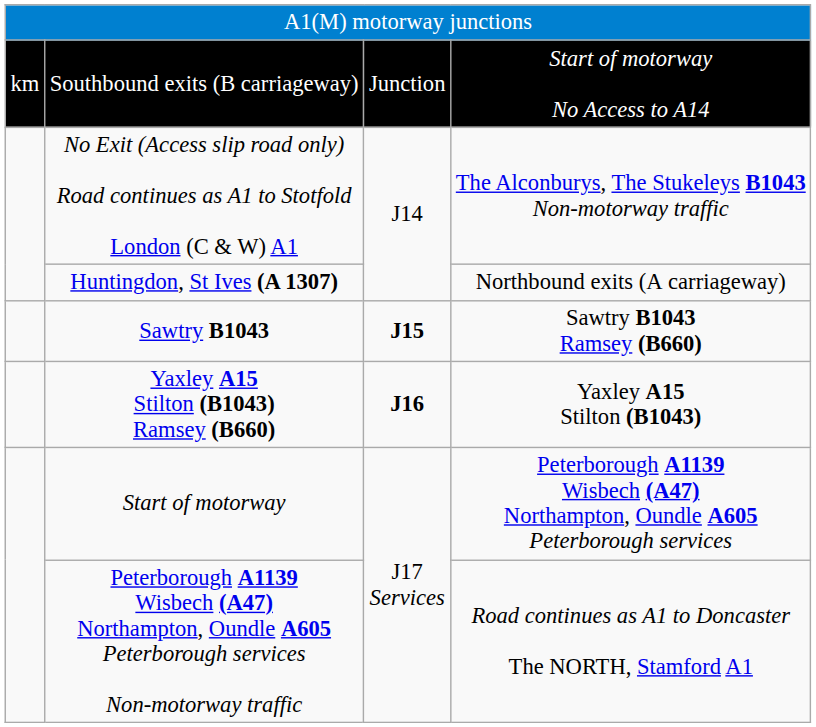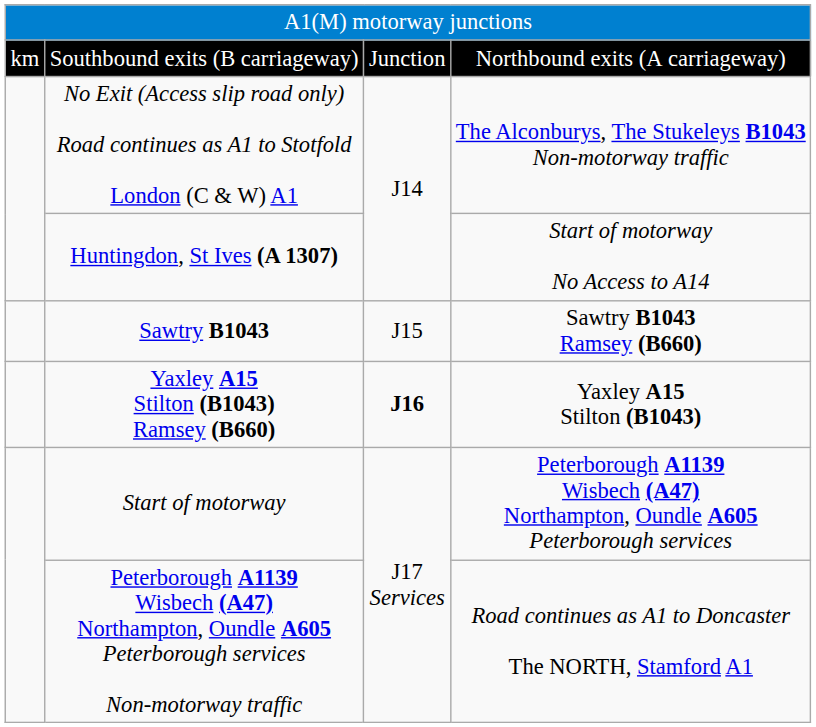(631, 83) Start of motorway No Access to A14 -> (631, 58) Northbound exits (A carriageway)
(631, 282) Northbound exits (A carriageway) -> (631, 256) Start of motorway No Access to A14
(407, 330) bold -> (407, 330) normal
